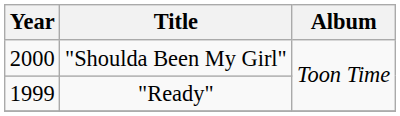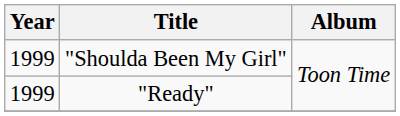(32, 57) 2000 -> (32, 57) 1999
